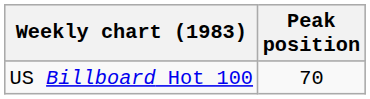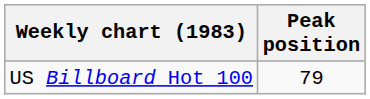(311, 78) 70 -> (311, 78) 79
